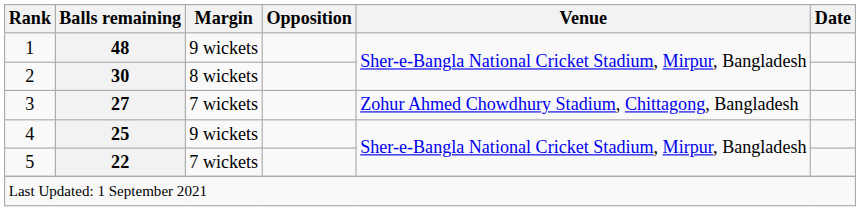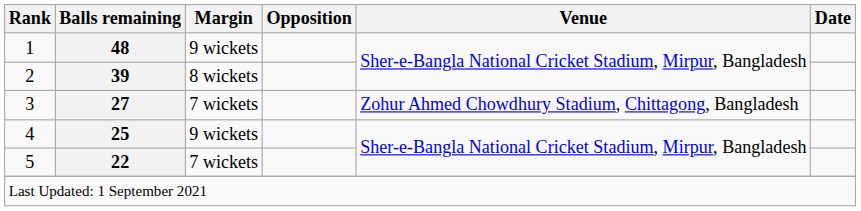(120, 76) 30 -> (120, 76) 39
